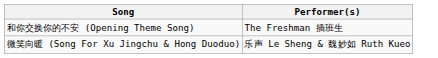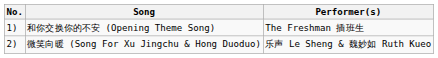+ column: (15, 12)
